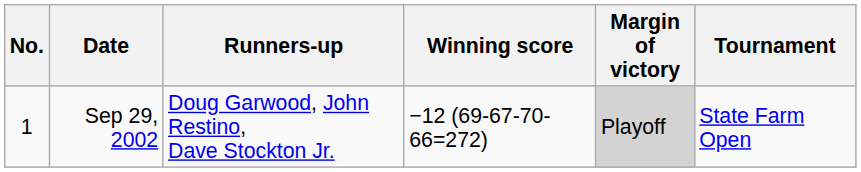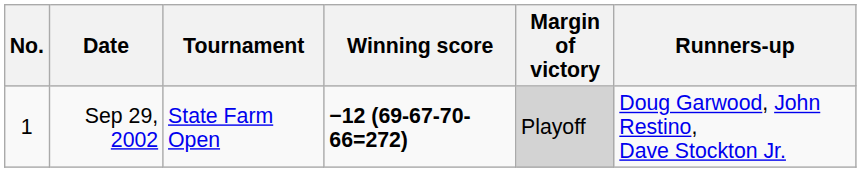columns swapped: (775, 46) <-> (284, 46)
(480, 127) normal -> (400, 127) bold
